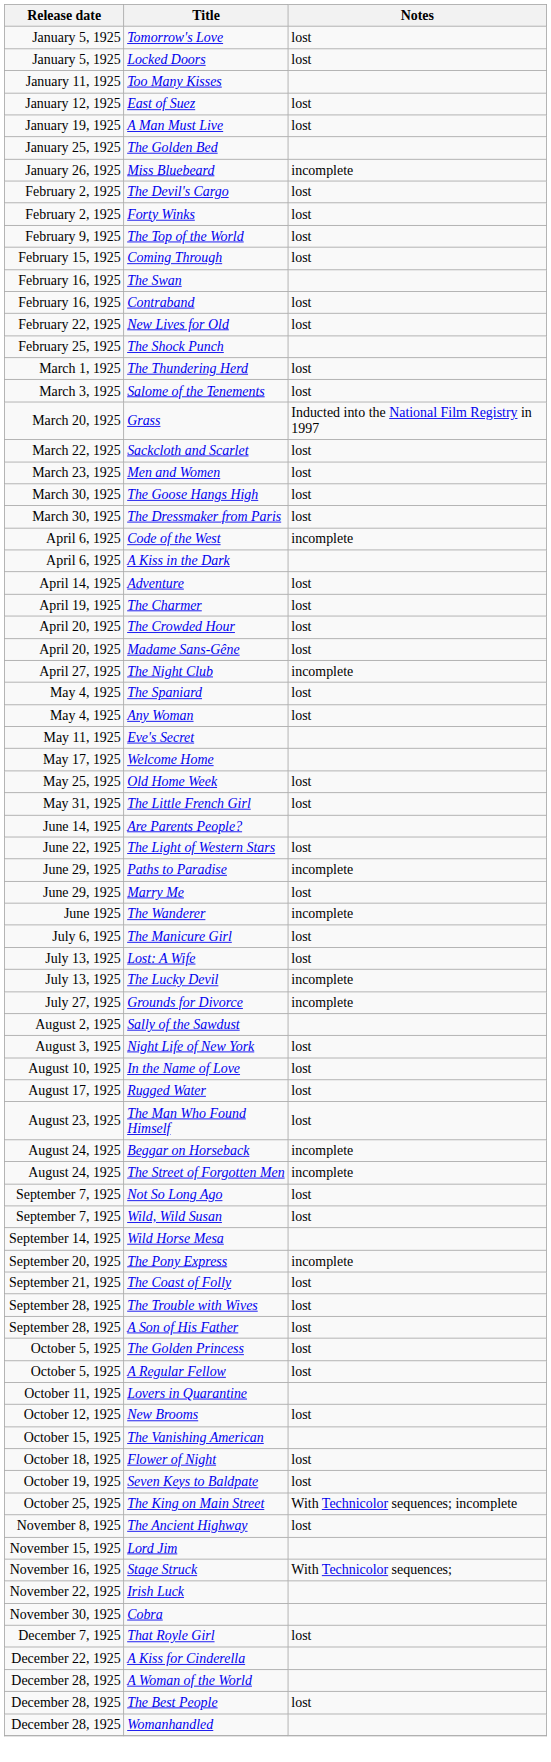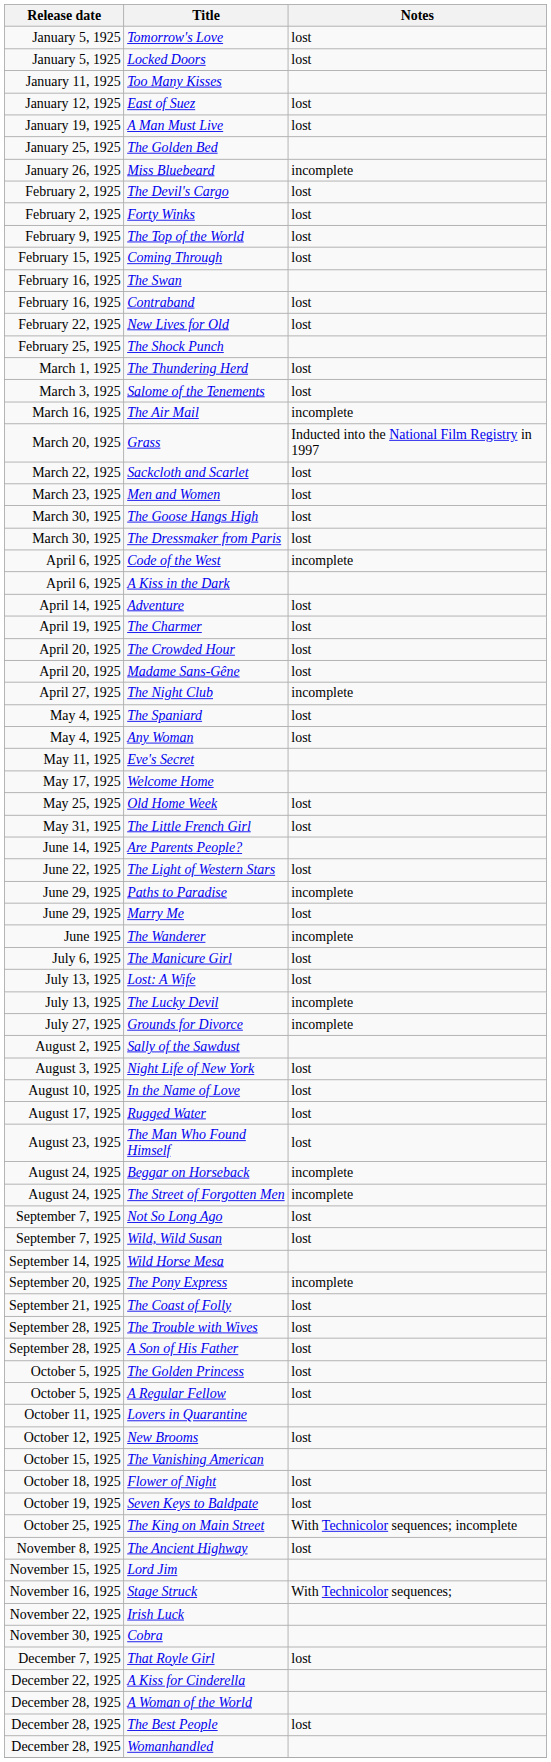+ row: (163, 412)
